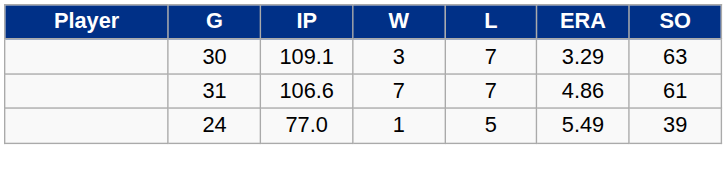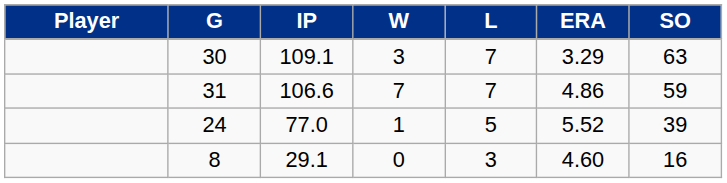(675, 90) 61 -> (675, 90) 59
(583, 125) 5.49 -> (583, 125) 5.52
+ row: (215, 159)
